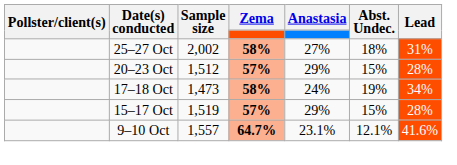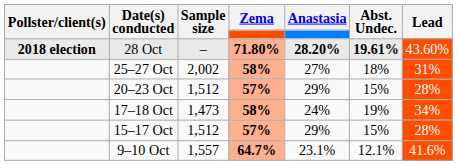+ row: (143, 49)
(203, 110) 1,519 -> (203, 130) 1,512
